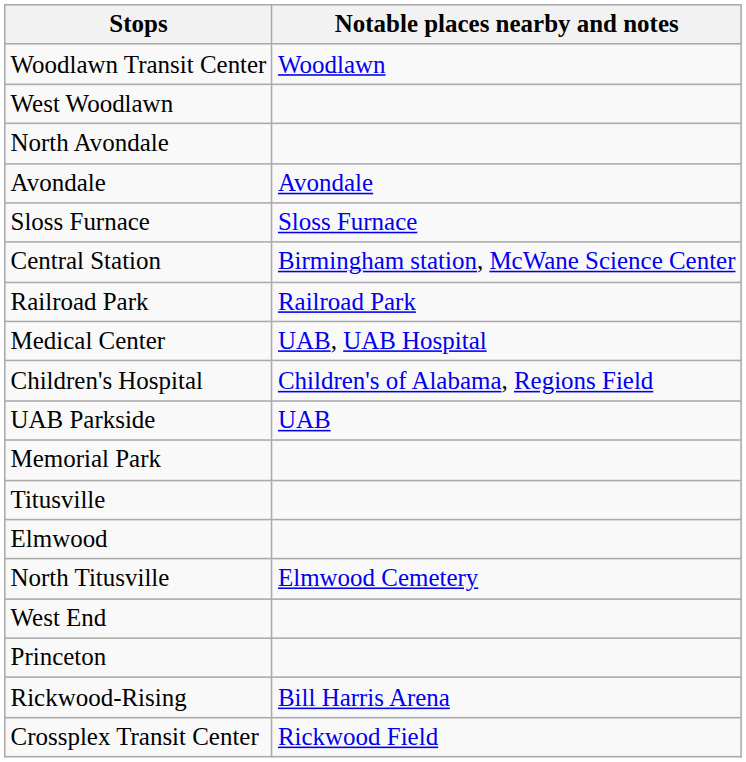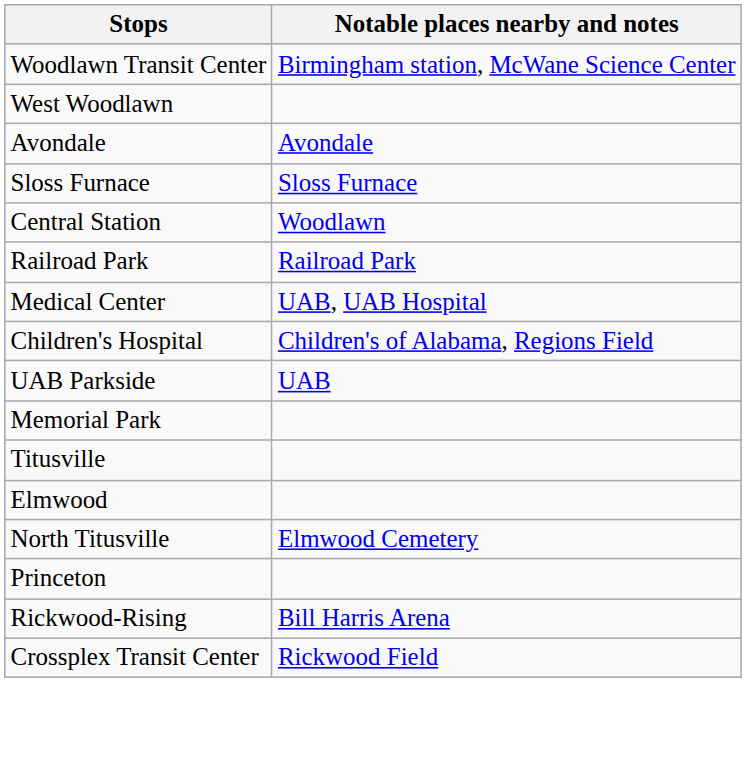(332, 63) Woodlawn -> (507, 63) Birmingham station, McWane Science Center
- row: (90, 143)
(507, 261) Birmingham station, McWane Science Center -> (332, 222) Woodlawn
- row: (58, 618)
